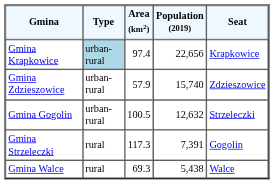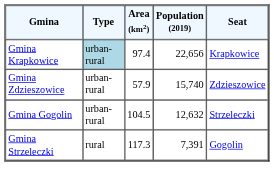(139, 114) 100.5 -> (139, 114) 104.5
- row: (36, 169)
